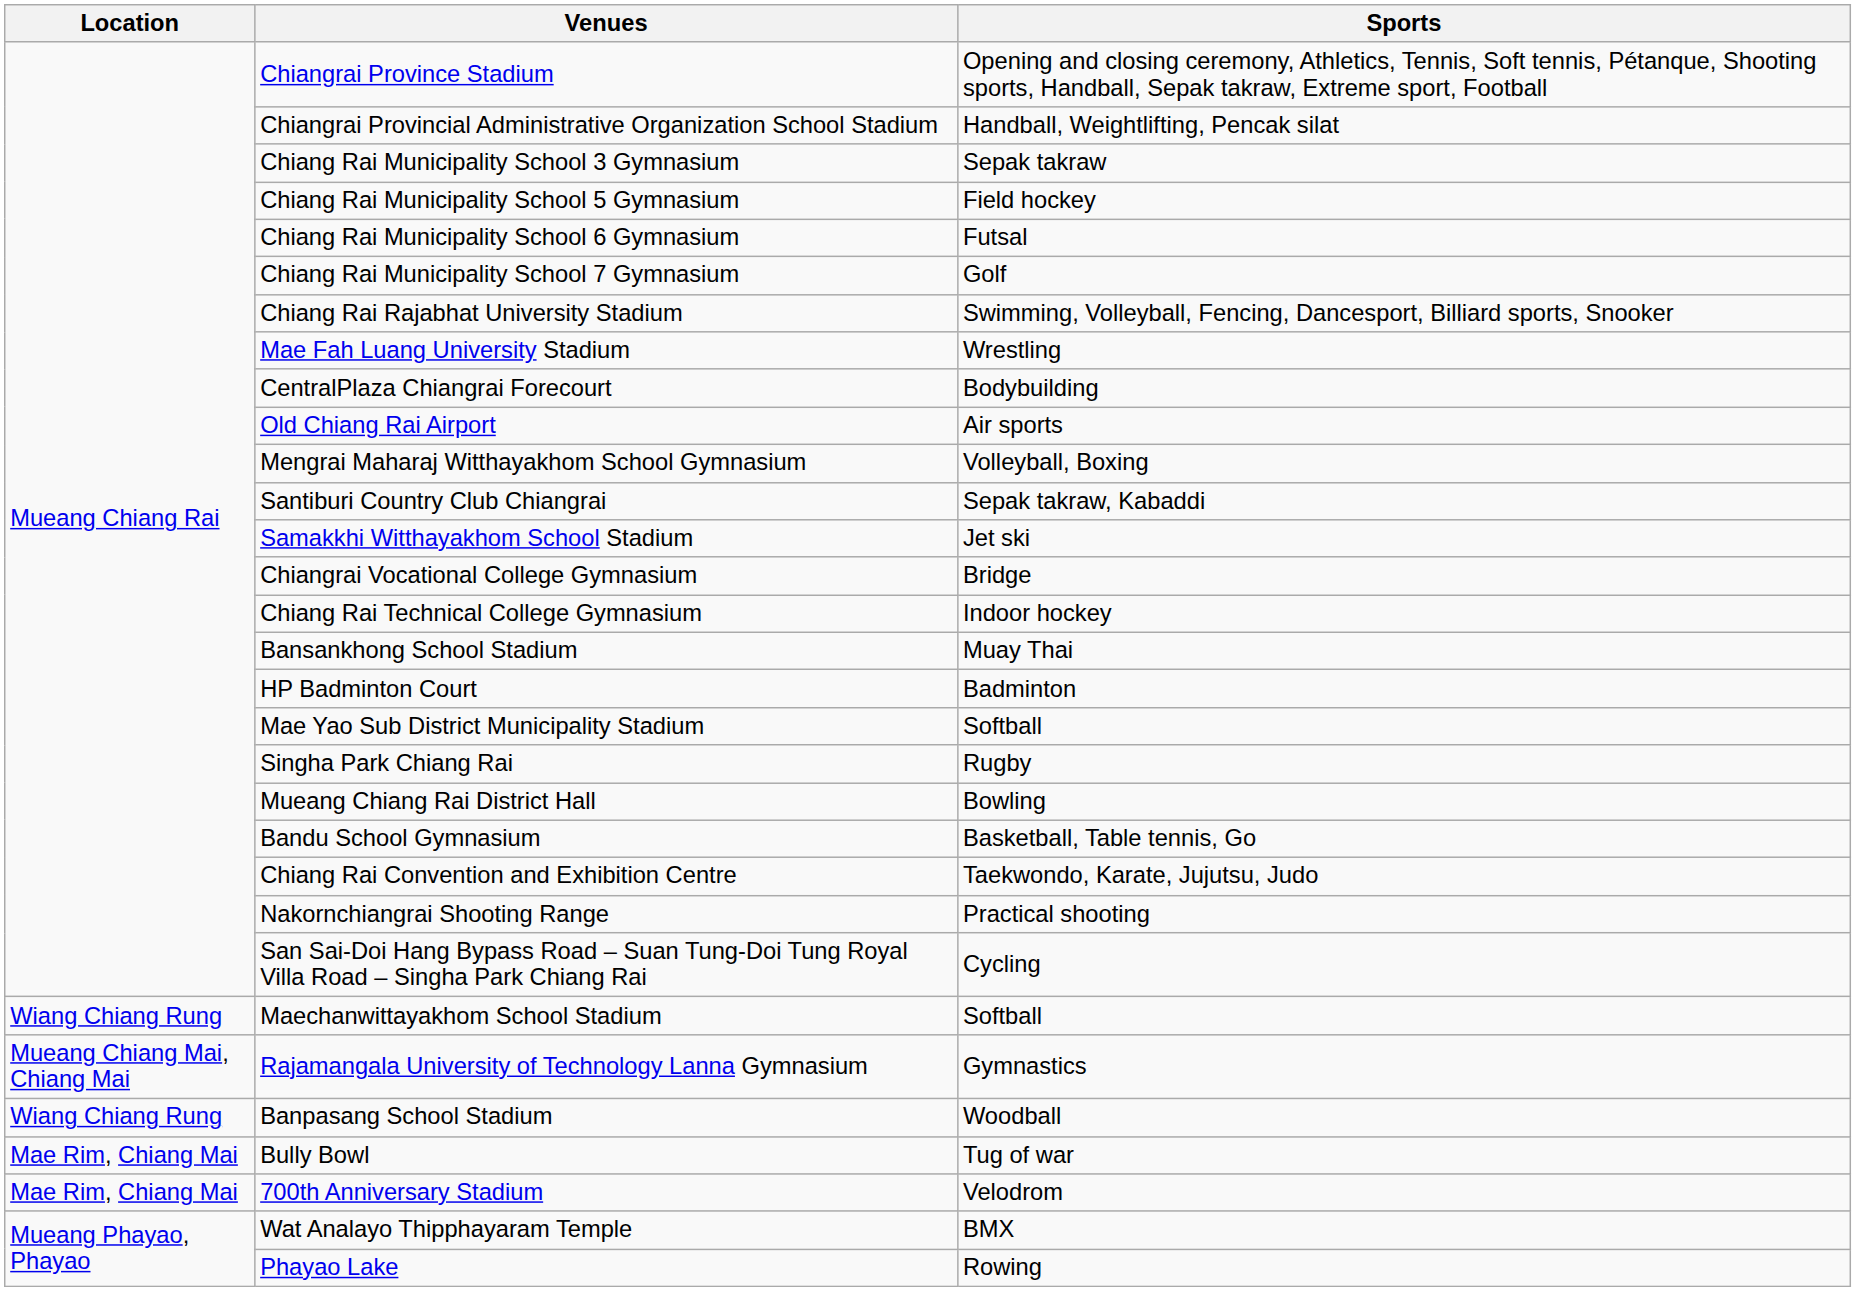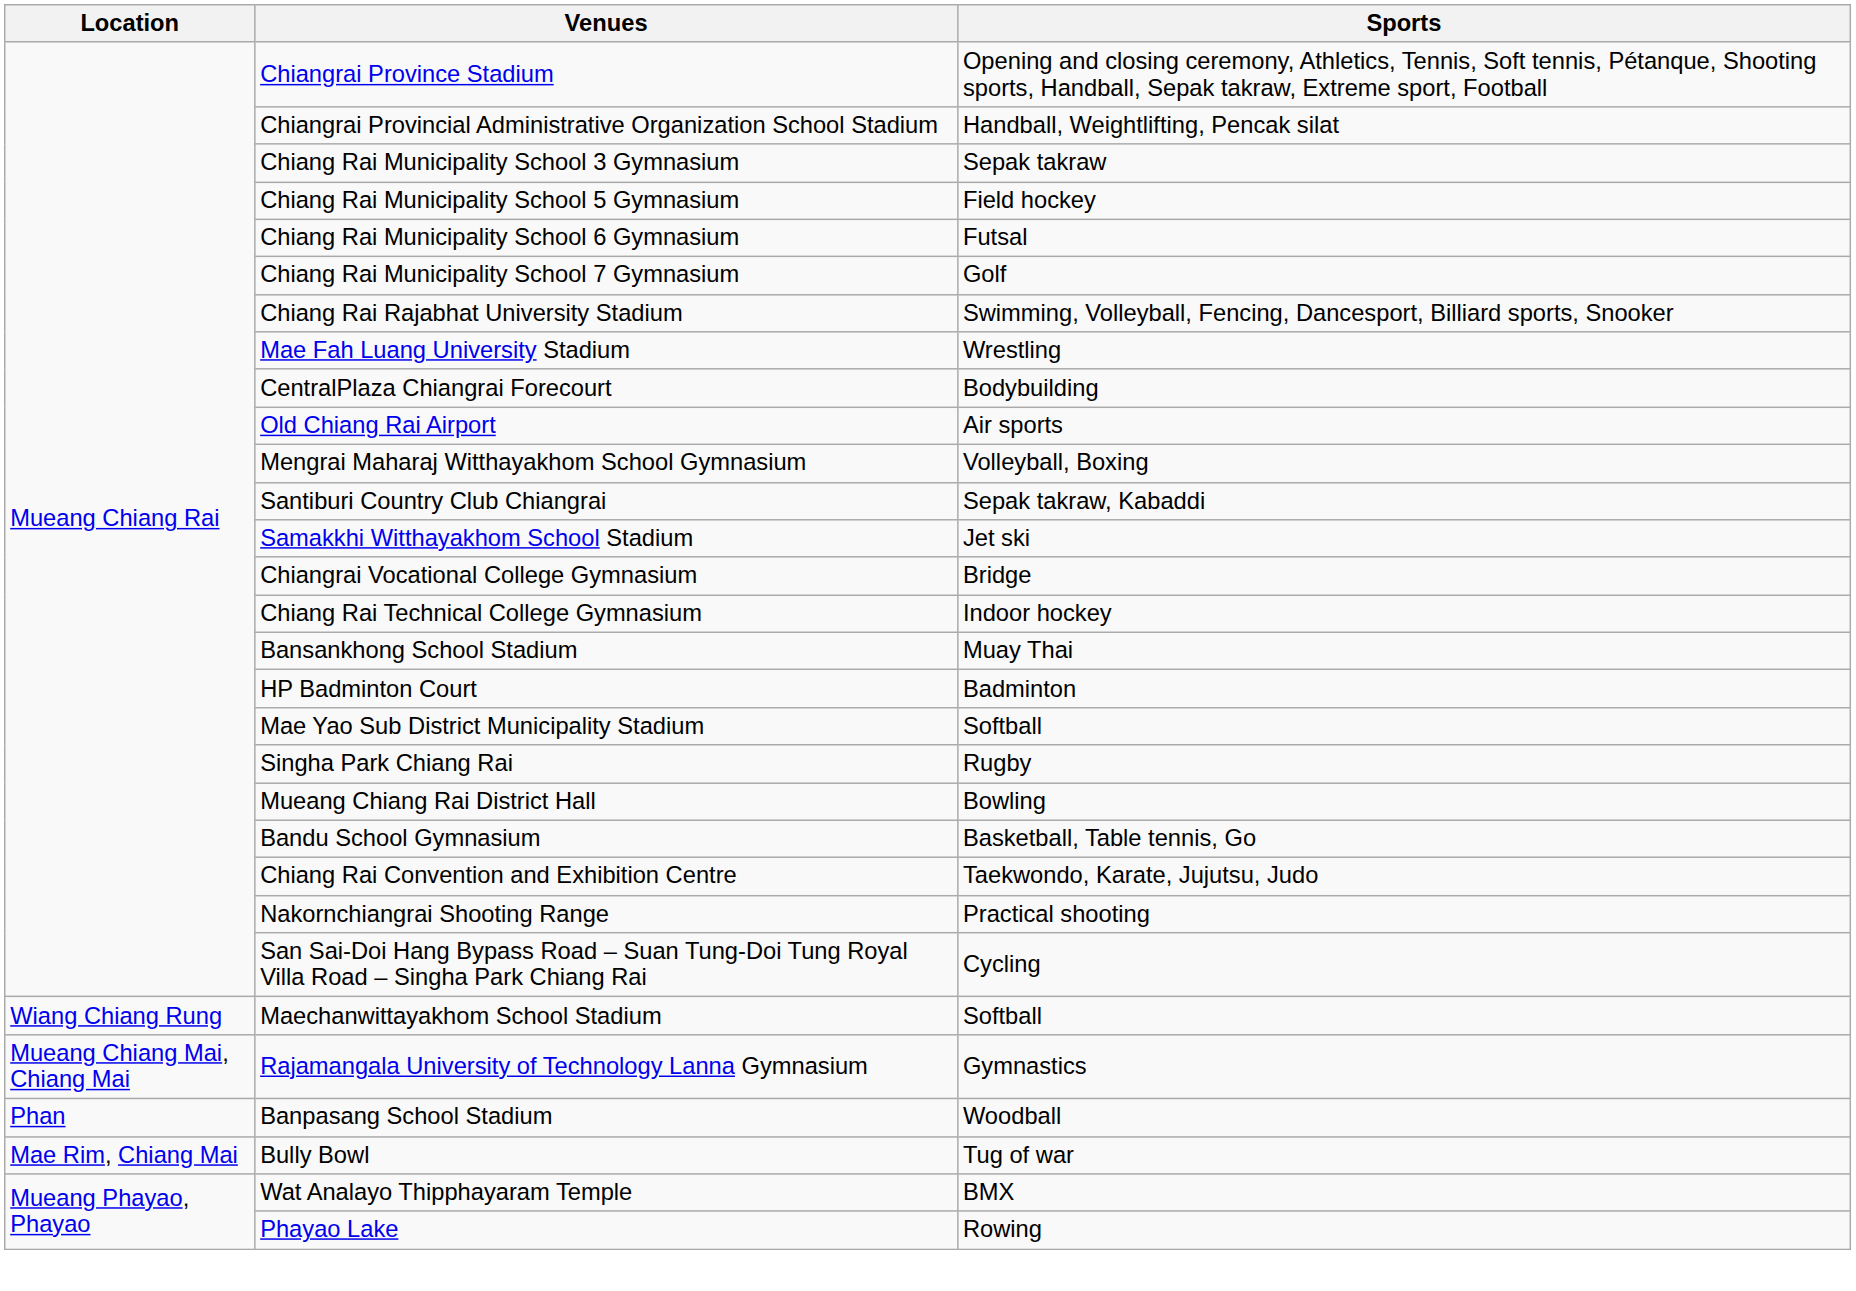(116, 1117) Wiang Chiang Rung -> (38, 1117) Phan
- row: (402, 1192)
